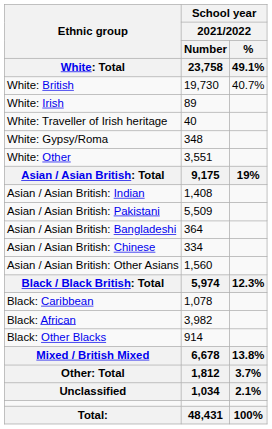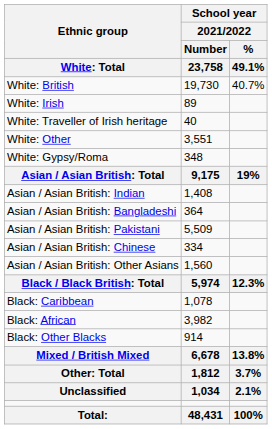rows swapped: (57, 139) <-> (39, 157)
rows swapped: (83, 211) <-> (92, 229)
